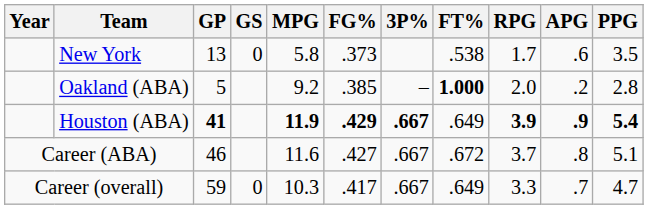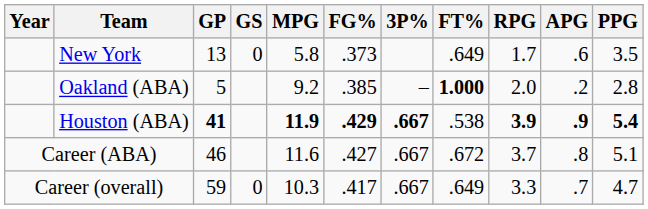(467, 54) .538 -> (467, 54) .649
(467, 121) .649 -> (467, 121) .538
